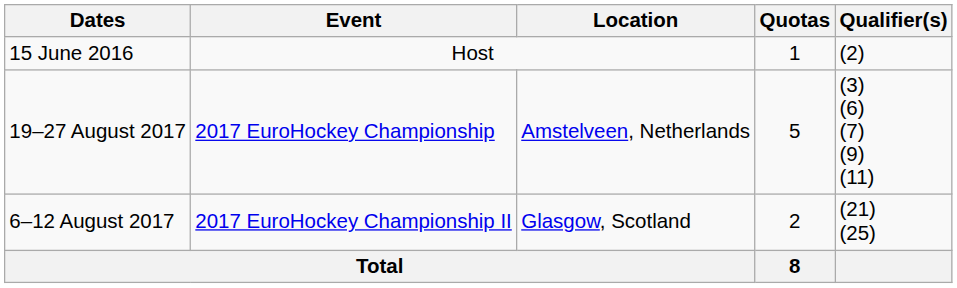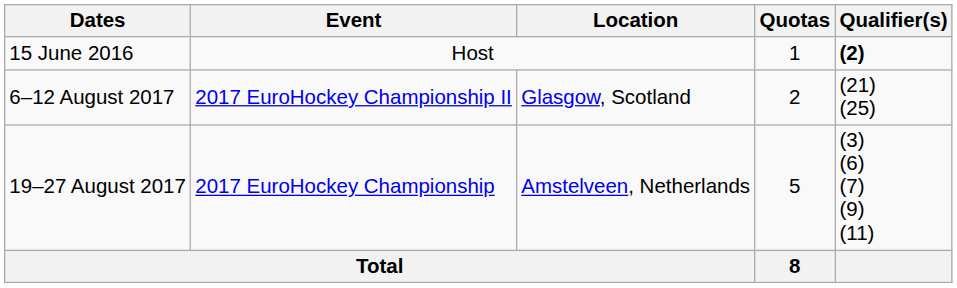(852, 53) normal -> (852, 53) bold
rows swapped: (98, 131) <-> (92, 221)
